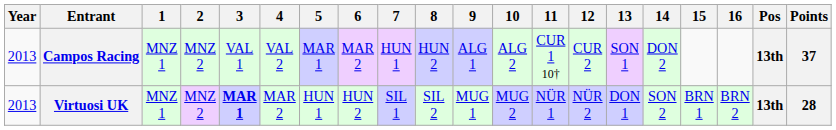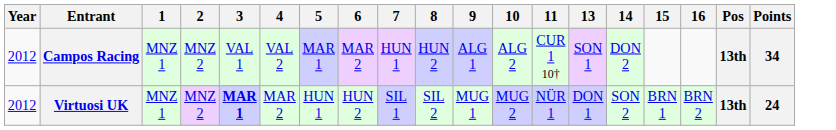- column: (588, 16)
(22, 56) 2013 -> (22, 56) 2012
(809, 56) 37 -> (772, 56) 34
(22, 105) 2013 -> (22, 105) 2012
(809, 105) 28 -> (772, 105) 24
